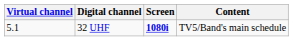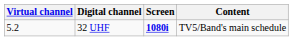(13, 28) 5.1 -> (13, 28) 5.2
